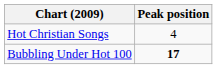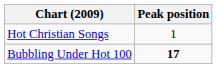(173, 34) 4 -> (173, 34) 1
